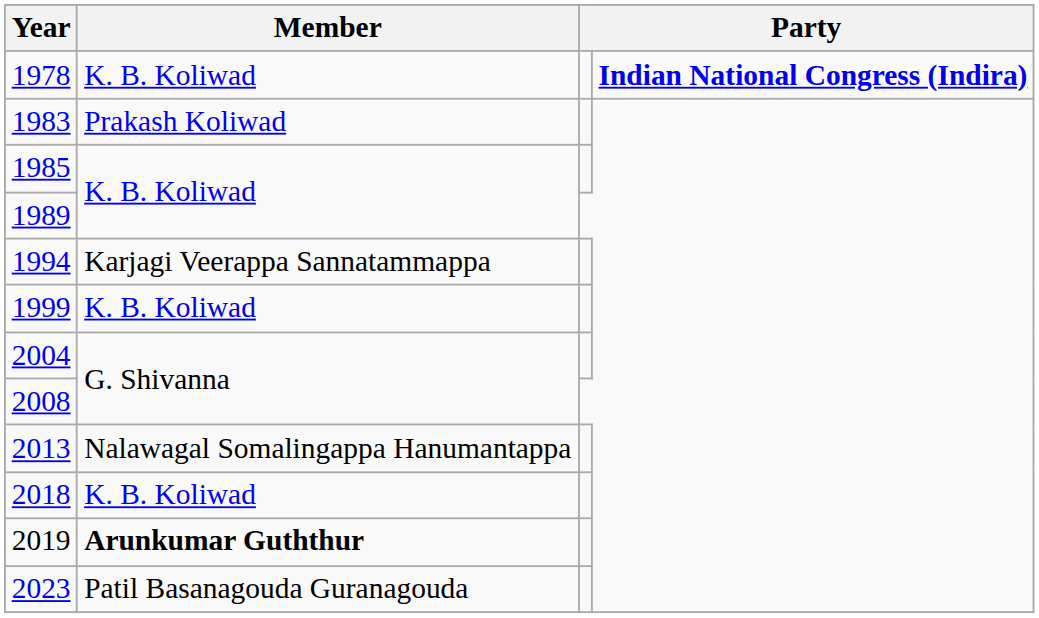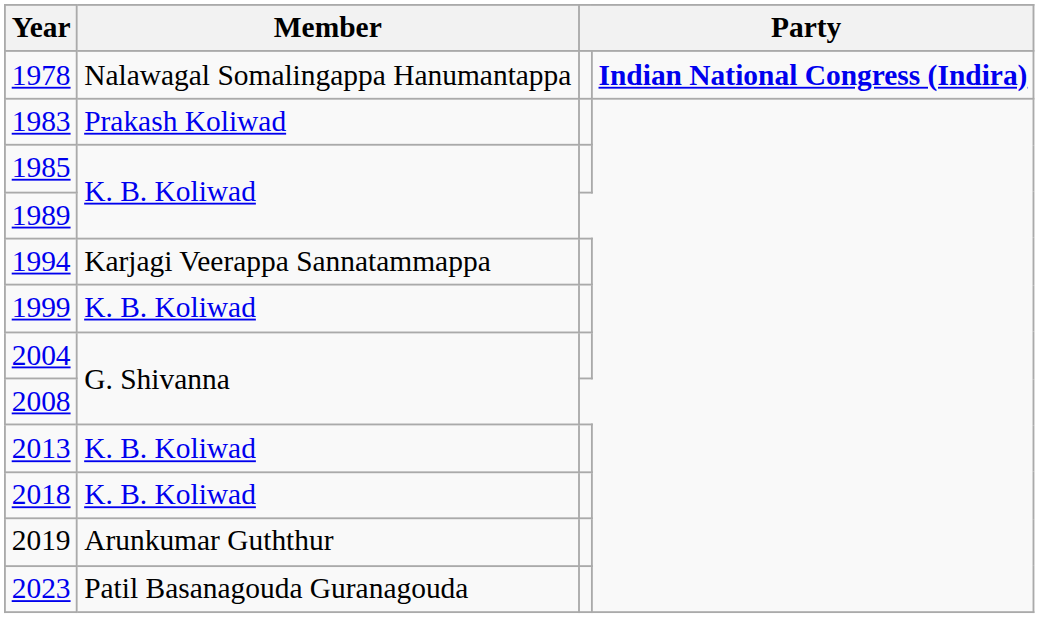(170, 74) K. B. Koliwad -> (328, 74) Nalawagal Somalingappa Hanumantappa
(328, 448) Nalawagal Somalingappa Hanumantappa -> (170, 448) K. B. Koliwad
(224, 541) bold -> (209, 541) normal
